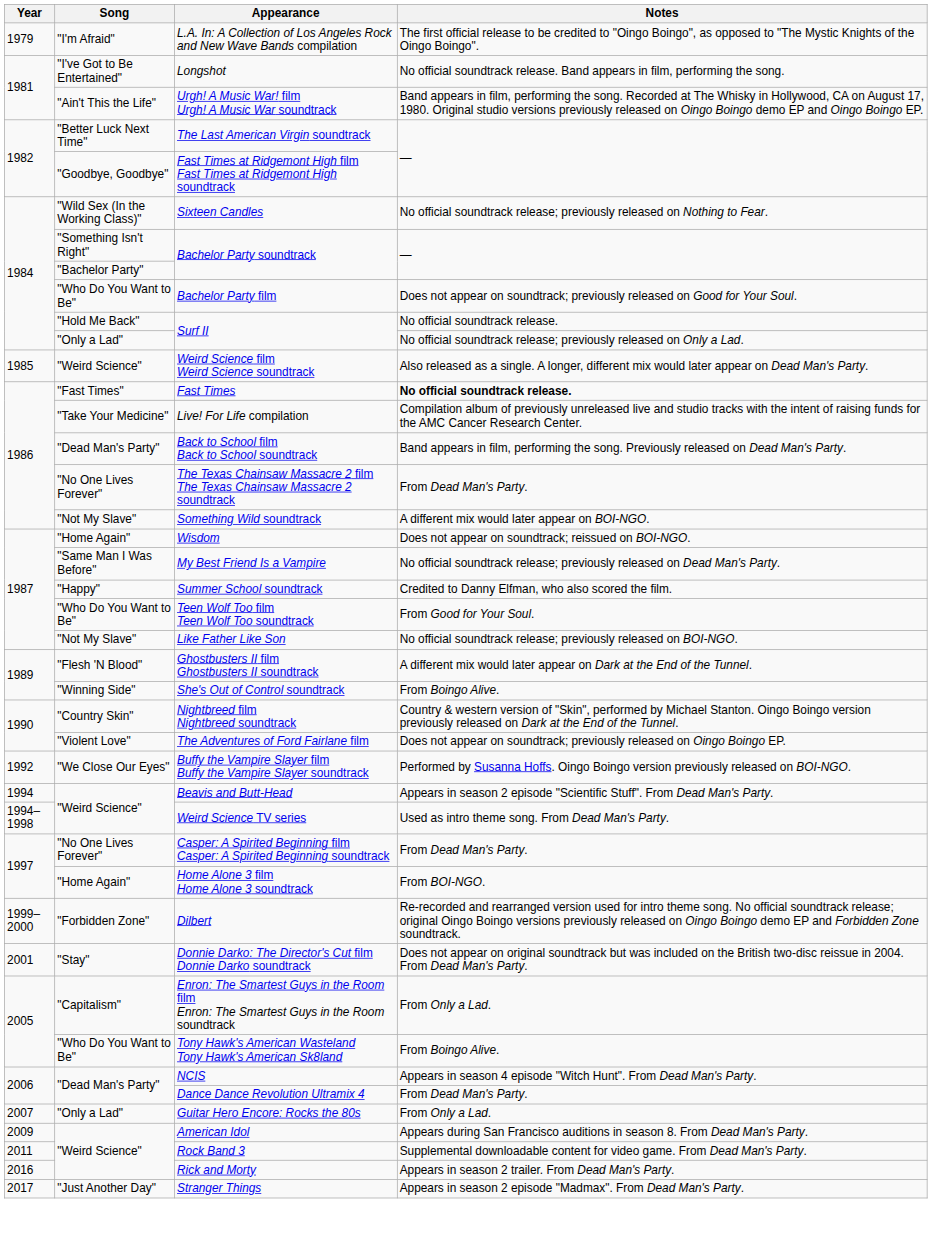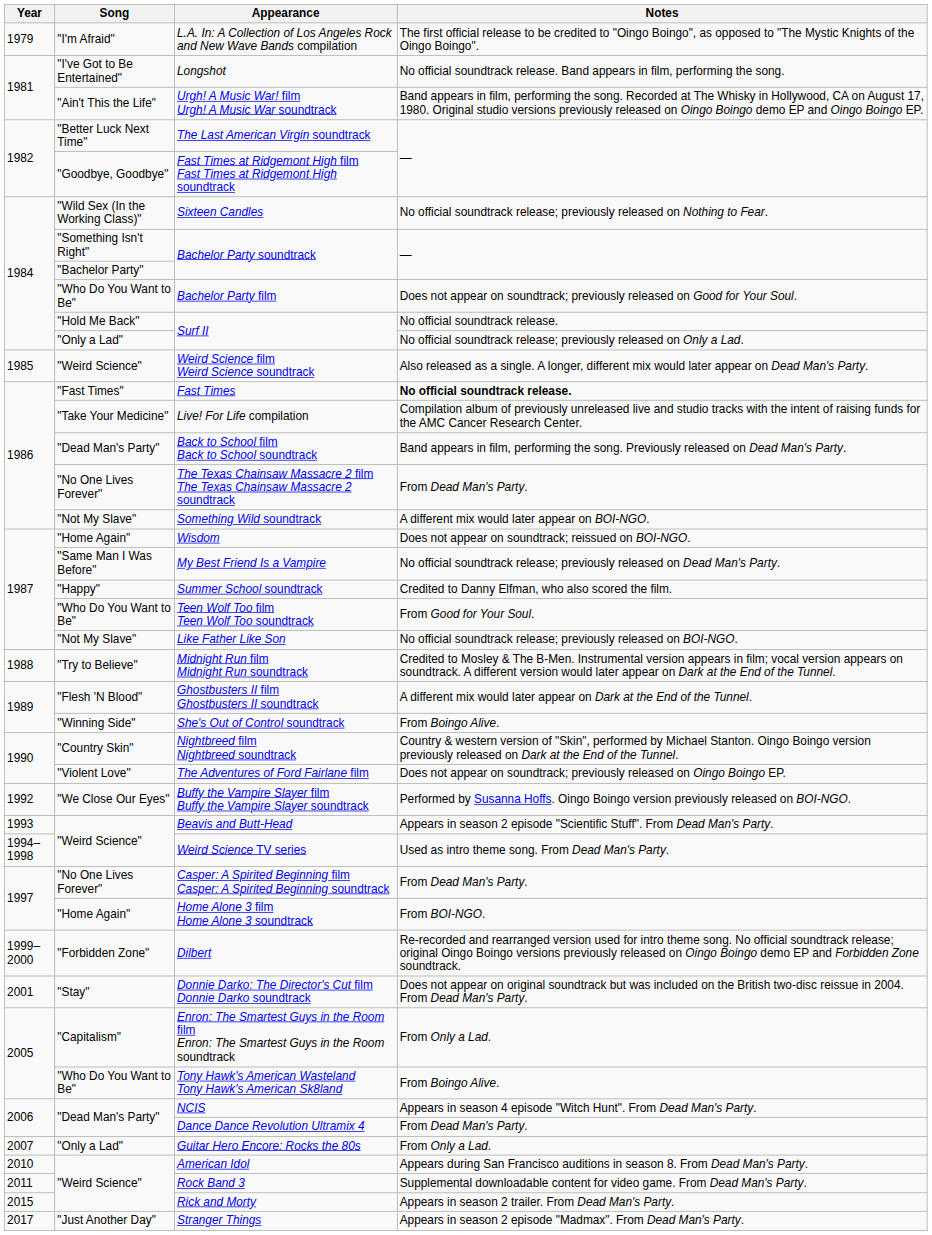+ row: (97, 665)
(20, 792) 1994 -> (20, 824) 1993
(20, 1132) 2009 -> (20, 1164) 2010
(20, 1170) 2016 -> (20, 1202) 2015
